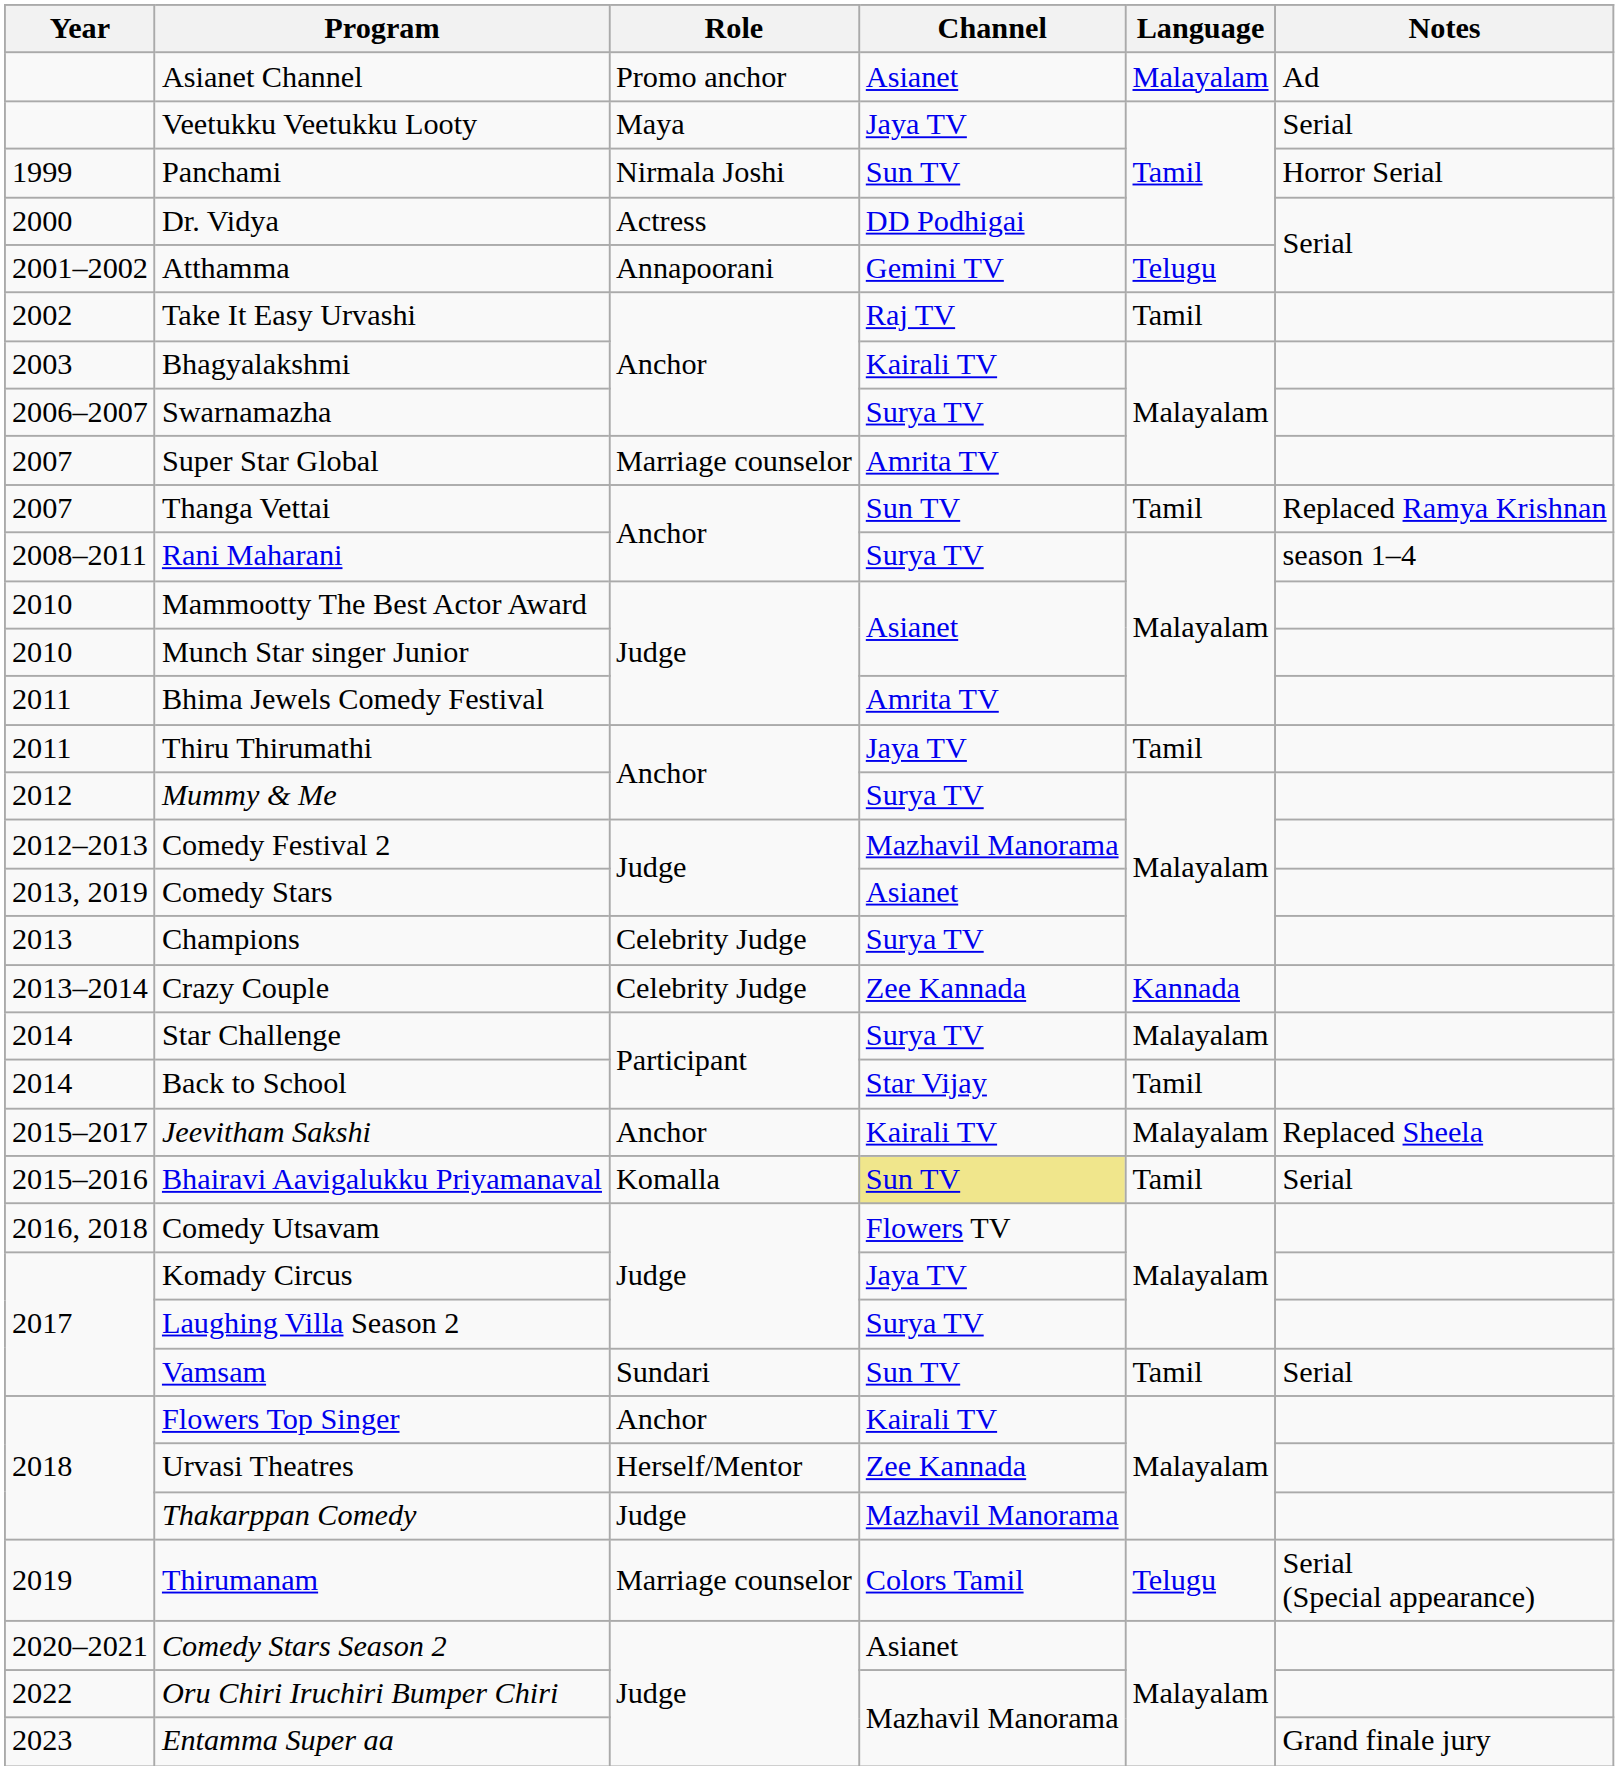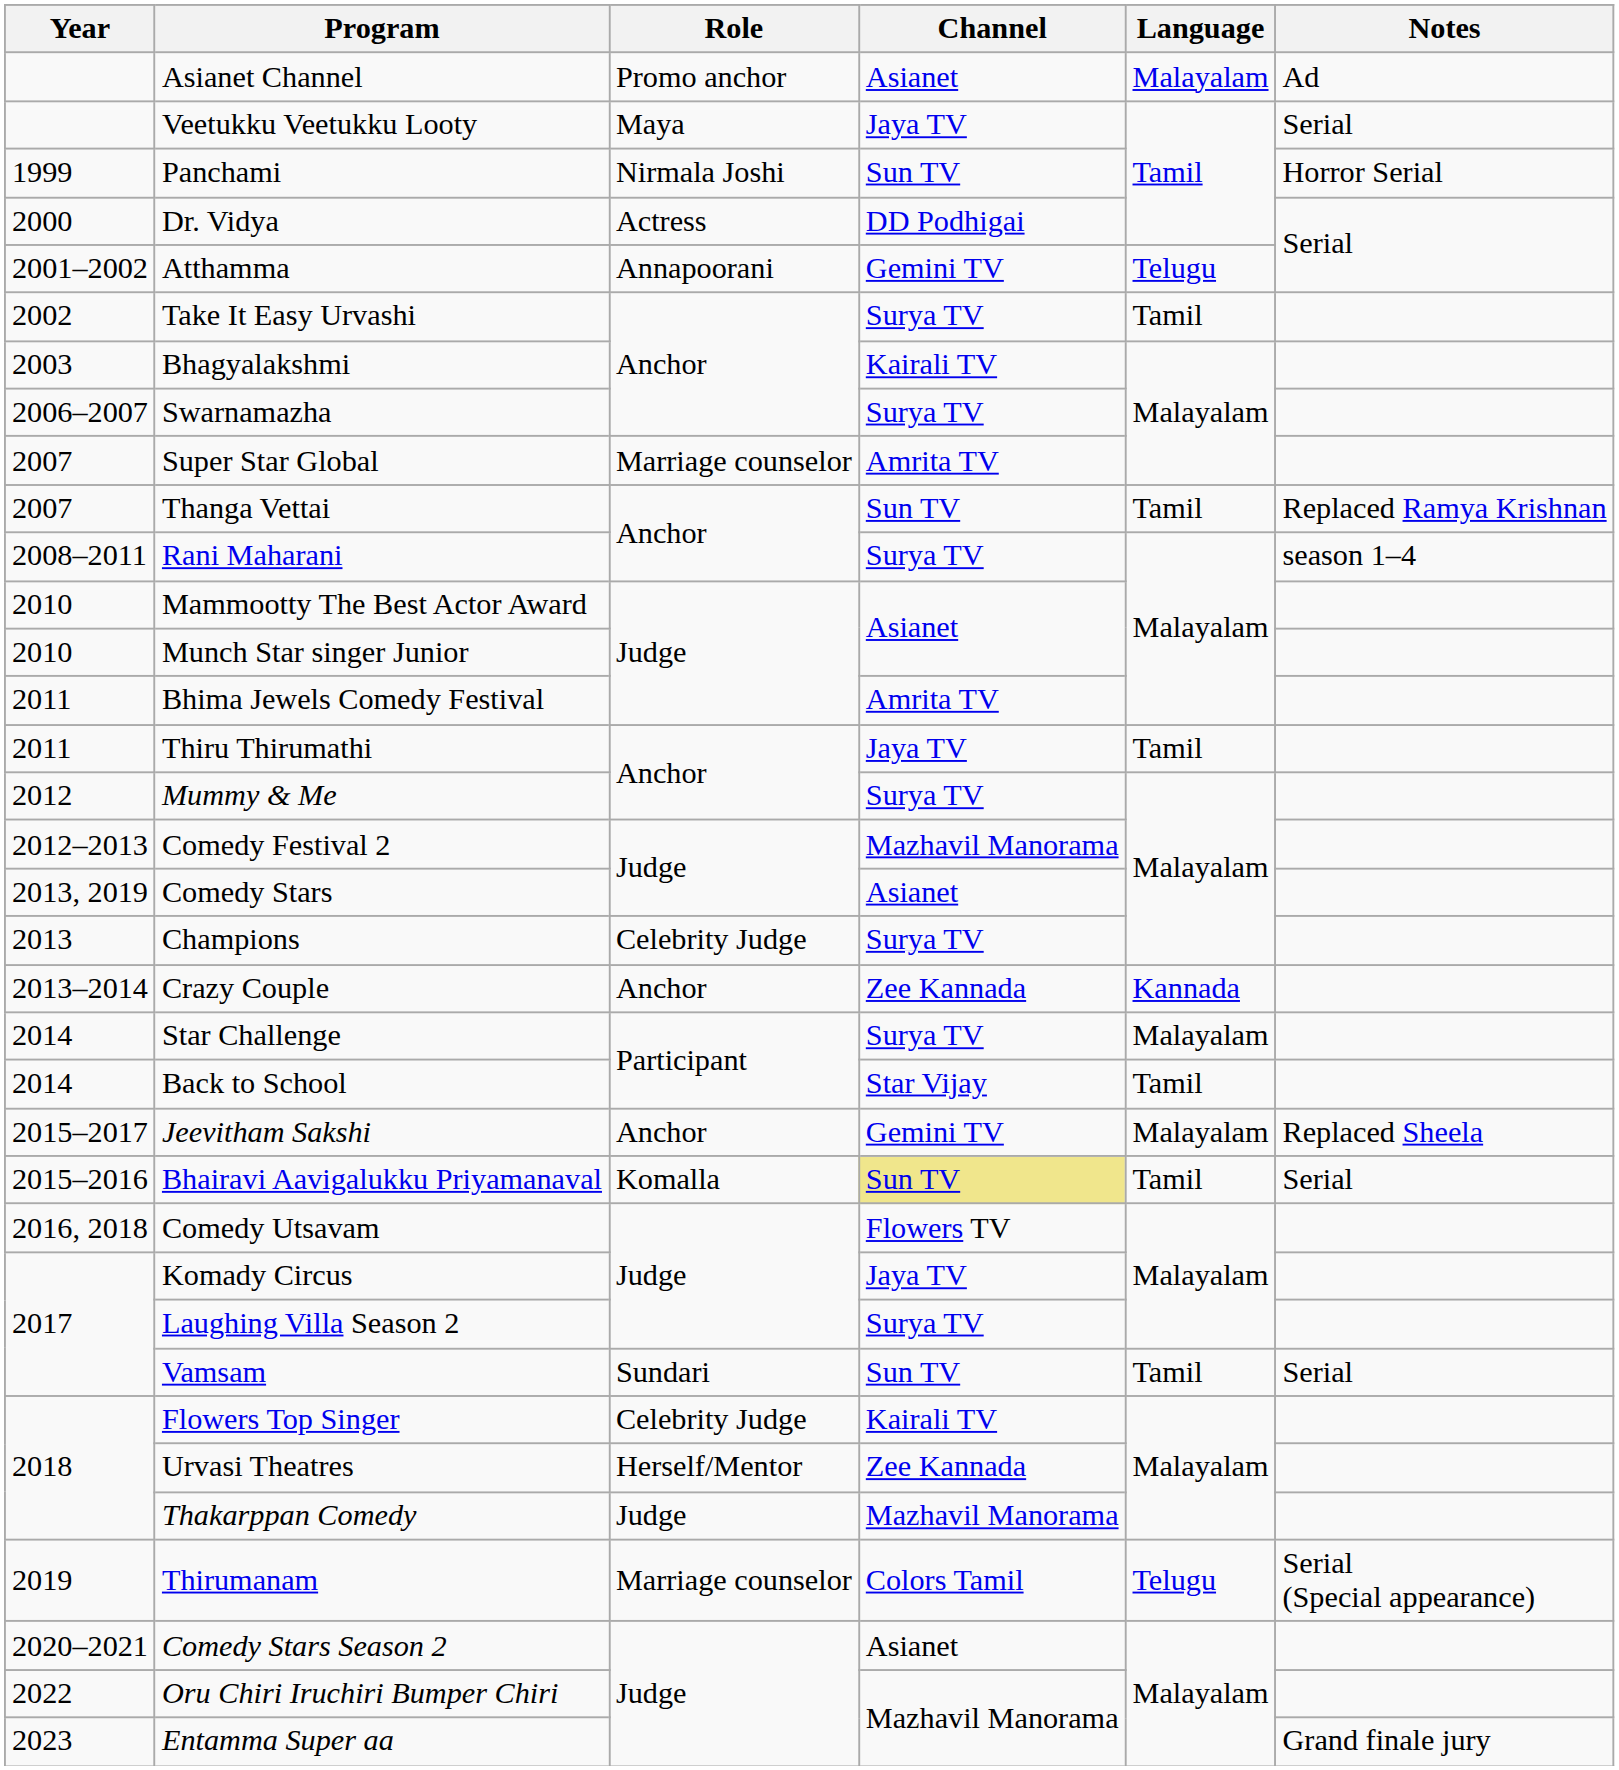(910, 316) Raj TV -> (925, 316) Surya TV
(711, 987) Celebrity Judge -> (661, 987) Anchor
(931, 1131) Kairali TV -> (935, 1131) Gemini TV
(661, 1419) Anchor -> (711, 1419) Celebrity Judge
